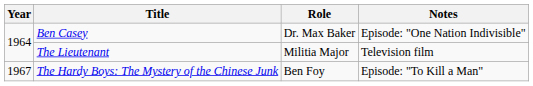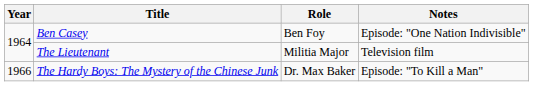(320, 33) Dr. Max Baker -> (304, 33) Ben Foy
(19, 71) 1967 -> (19, 71) 1966
(304, 71) Ben Foy -> (320, 71) Dr. Max Baker
